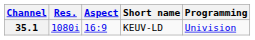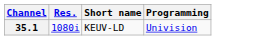- column: (101, 12)
